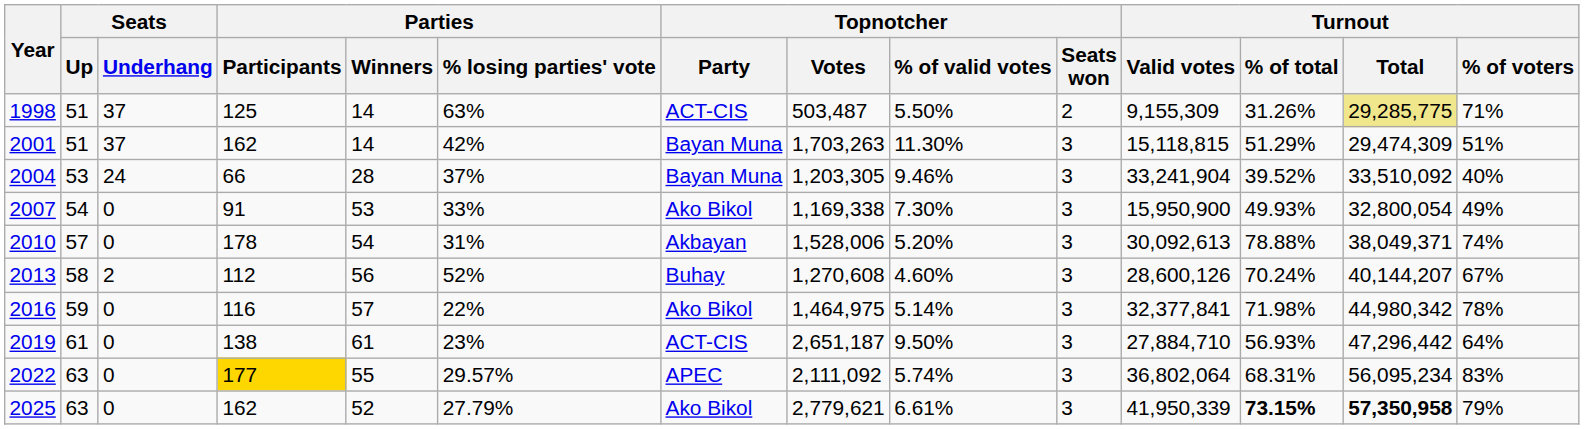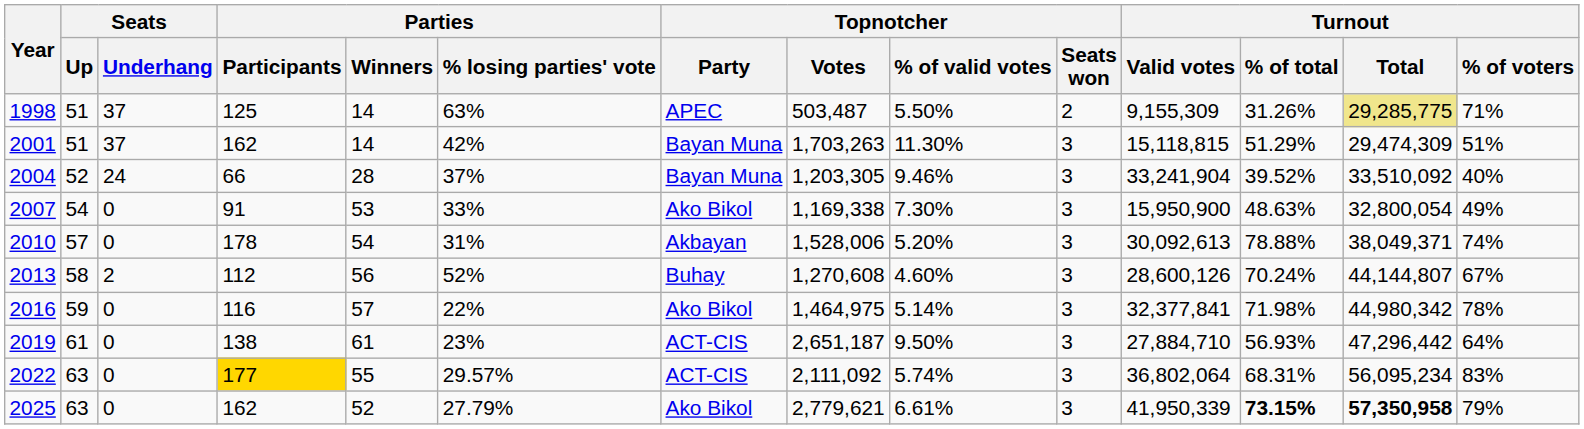(707, 111) ACT-CIS -> (694, 111) APEC
(77, 177) 53 -> (77, 177) 52
(1280, 209) 49.93% -> (1280, 209) 48.63%
(1400, 275) 40,144,207 -> (1400, 275) 44,144,807
(694, 374) APEC -> (707, 374) ACT-CIS
